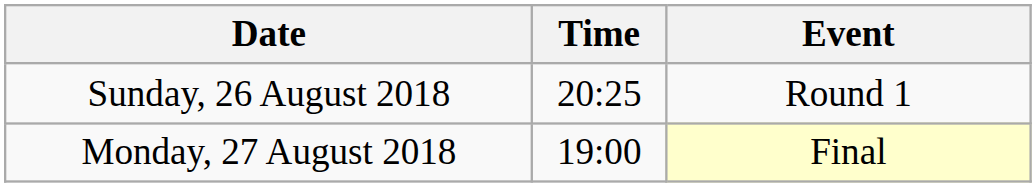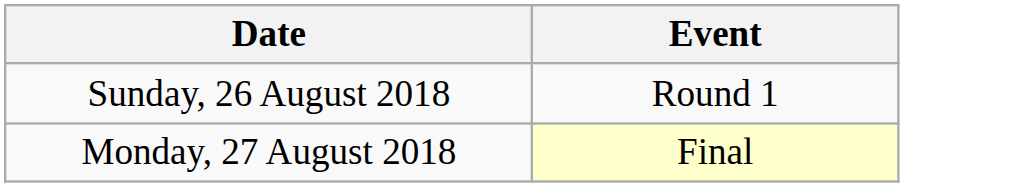- column: (599, 33)
